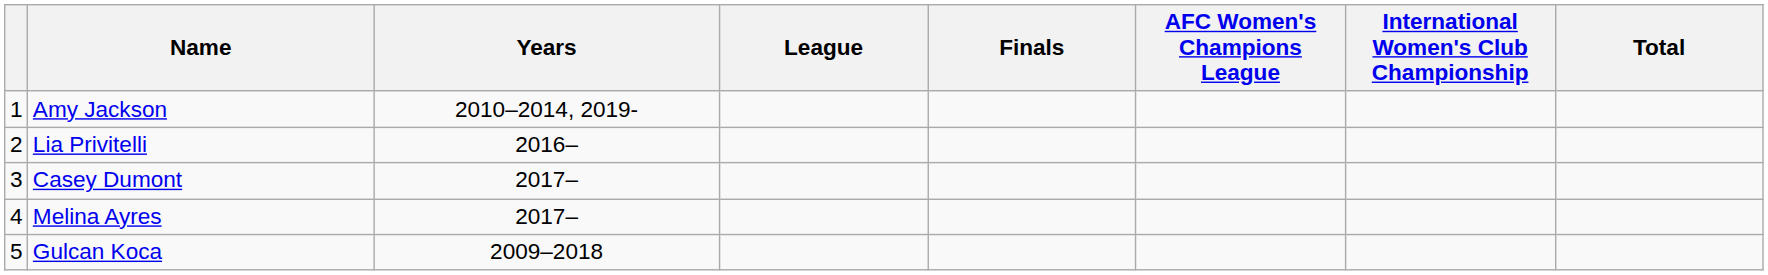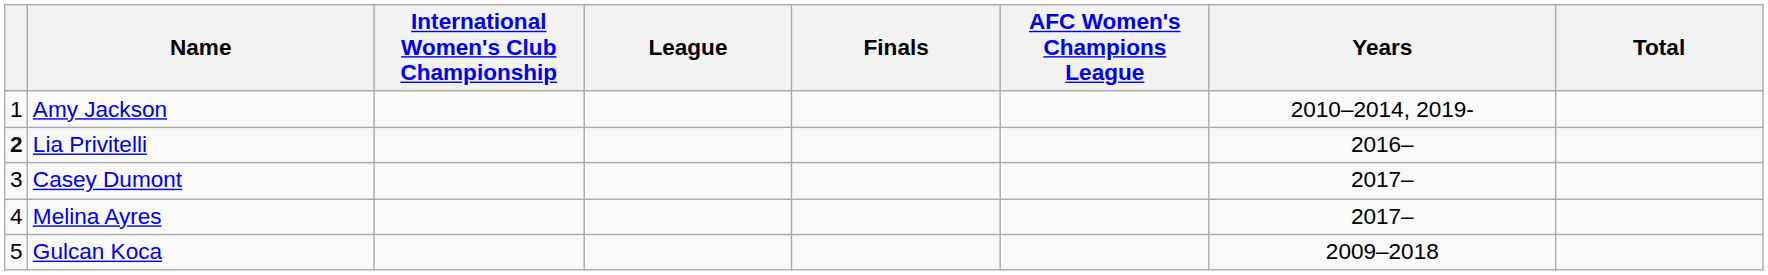columns swapped: (547, 47) <-> (1450, 47)
(16, 144) normal -> (16, 144) bold
